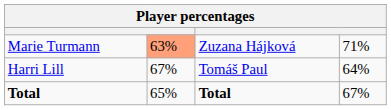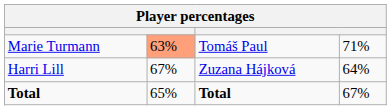(247, 46) Zuzana Hájková -> (233, 46) Tomáš Paul
(233, 69) Tomáš Paul -> (247, 69) Zuzana Hájková
